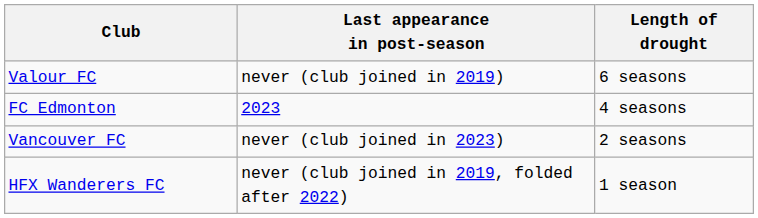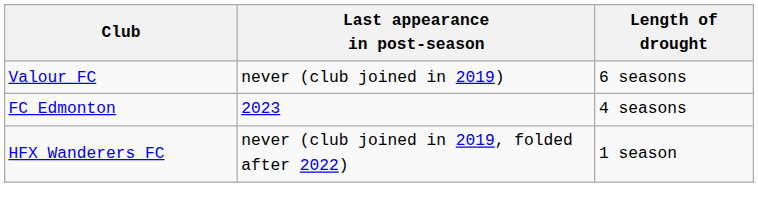- row: (67, 141)
